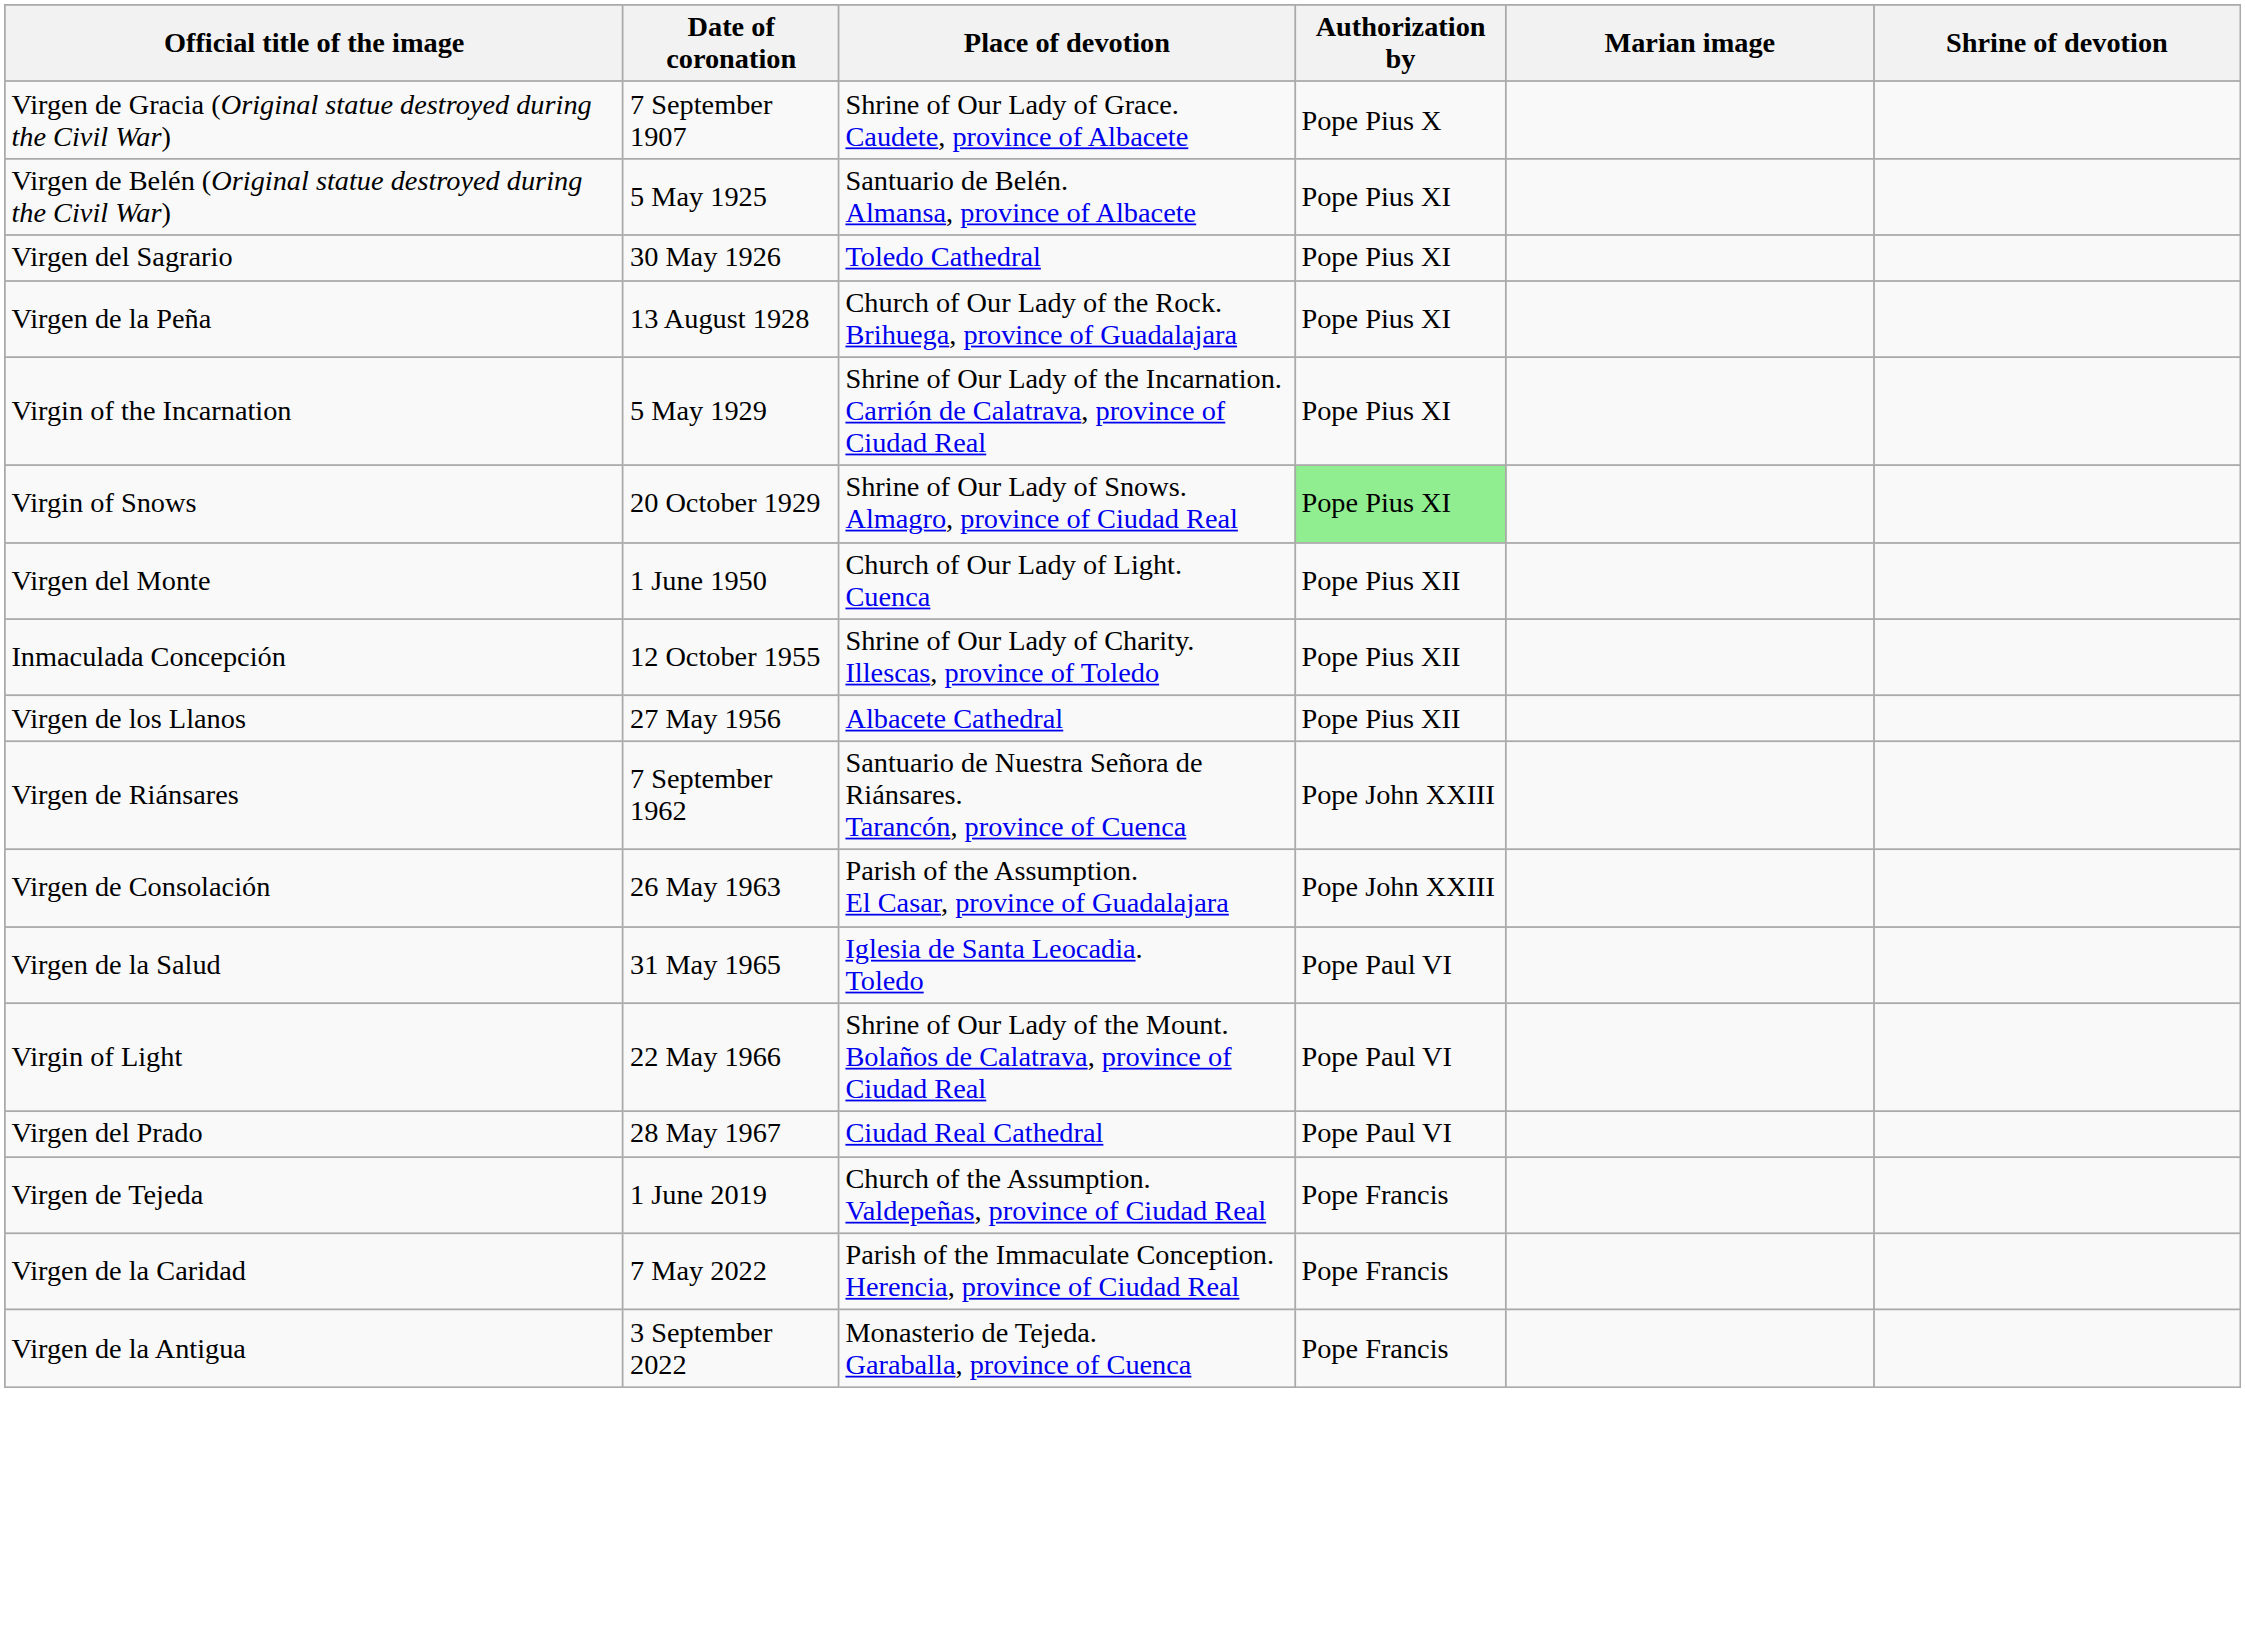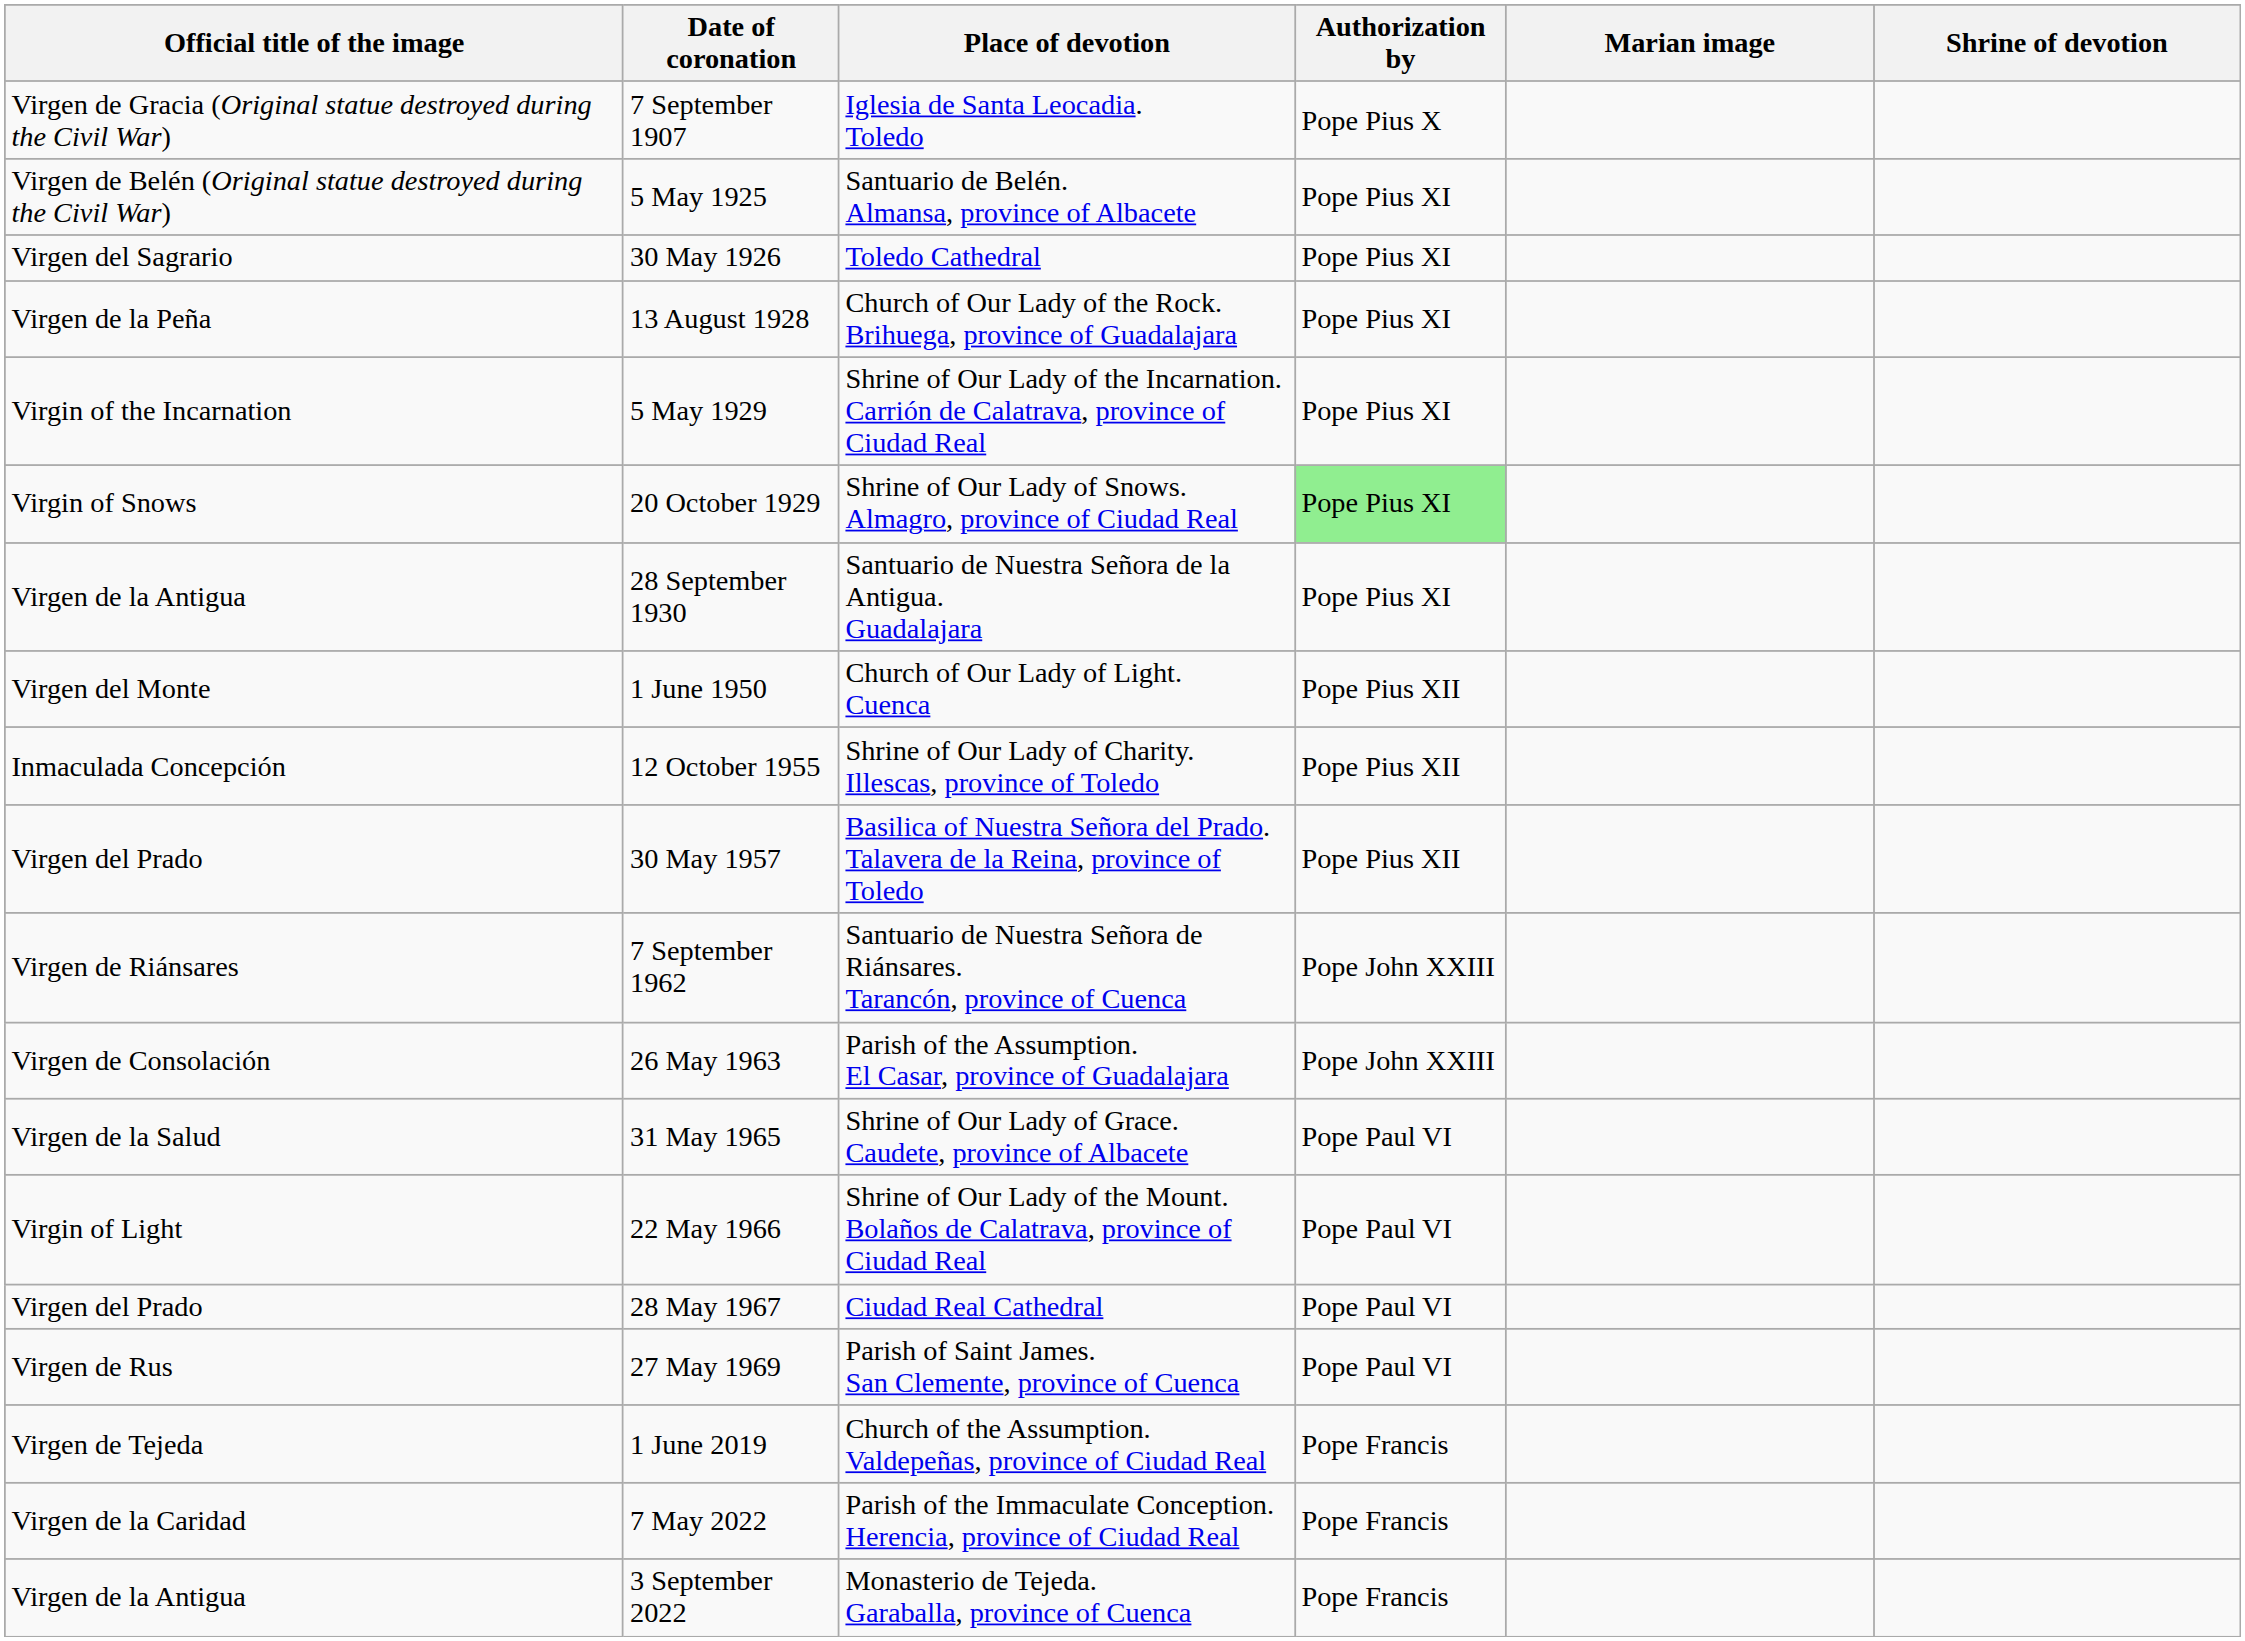(1017, 119) Shrine of Our Lady of Grace. Caudete, province of Albacete -> (994, 119) Iglesia de Santa Leocadia. Toledo
+ row: (708, 596)
- row: (706, 717)
+ row: (706, 858)
(994, 964) Iglesia de Santa Leocadia. Toledo -> (1017, 1136) Shrine of Our Lady of Grace. Caudete, province of Albacete
+ row: (706, 1366)
